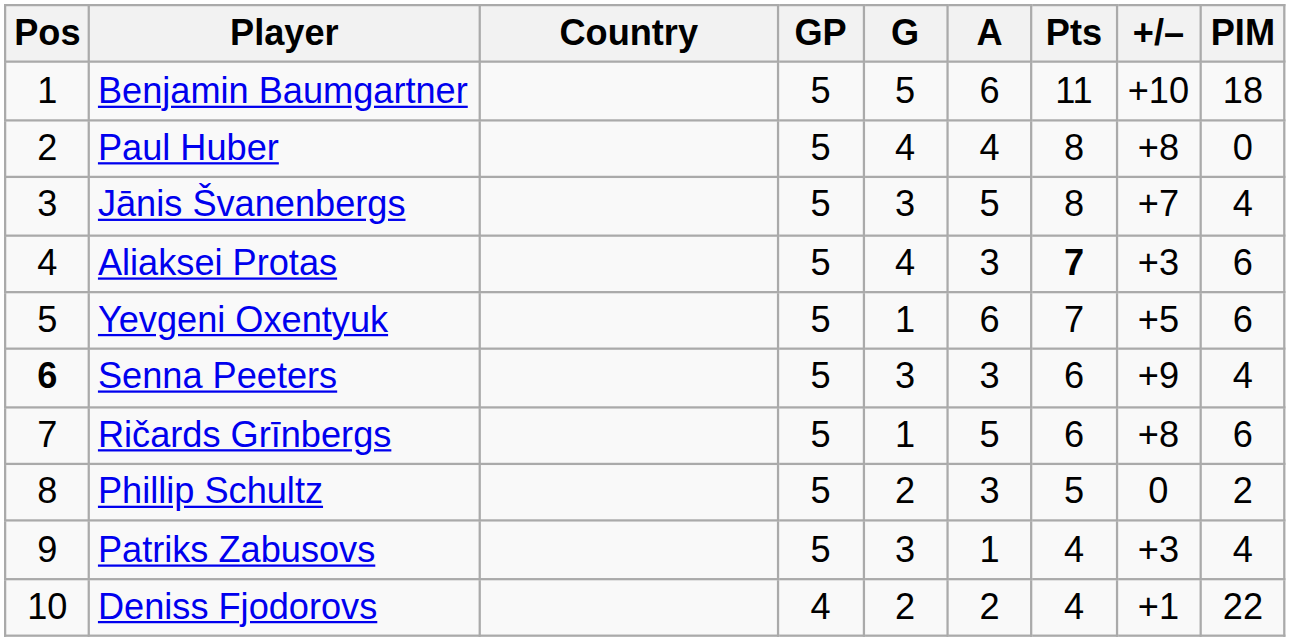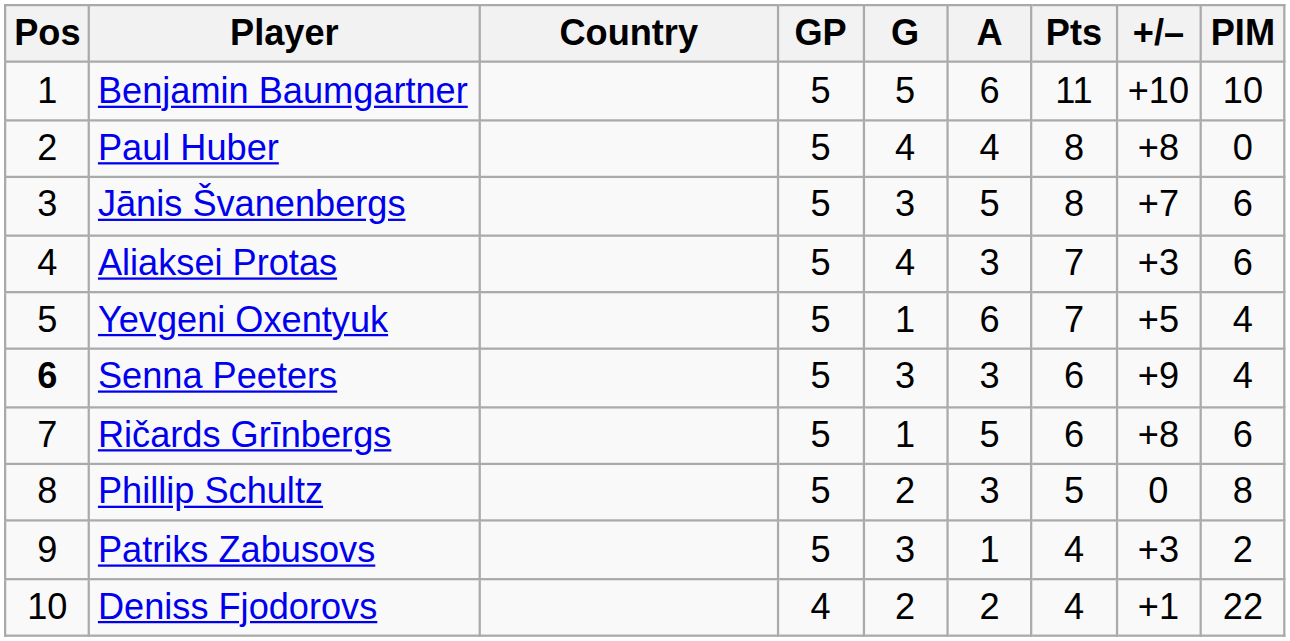(1243, 90) 18 -> (1243, 90) 10
(1243, 205) 4 -> (1243, 205) 6
(1074, 262) bold -> (1074, 262) normal
(1243, 319) 6 -> (1243, 319) 4
(1243, 491) 2 -> (1243, 491) 8
(1243, 549) 4 -> (1243, 549) 2
